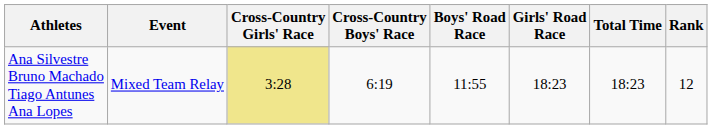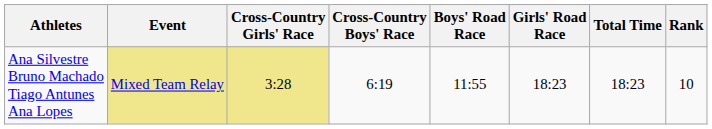(167, 85) no background -> (167, 85) khaki background
(686, 85) 12 -> (686, 85) 10
